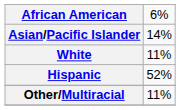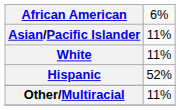(159, 35) 14% -> (159, 35) 11%
